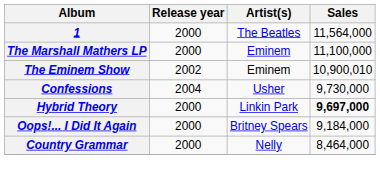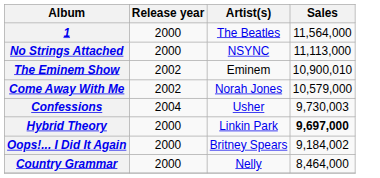+ row: (67, 51)
- row: (77, 51)
+ row: (67, 88)
(343, 88) 9,730,000 -> (322, 107) 9,730,003
(343, 126) 9,184,000 -> (322, 145) 9,184,002
